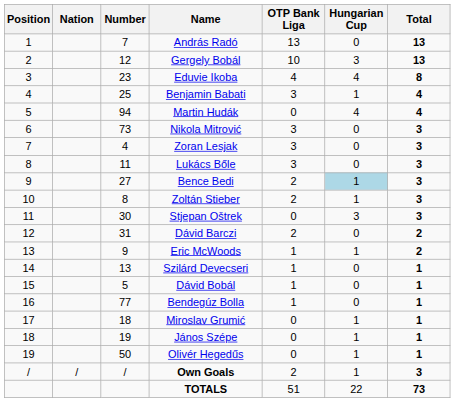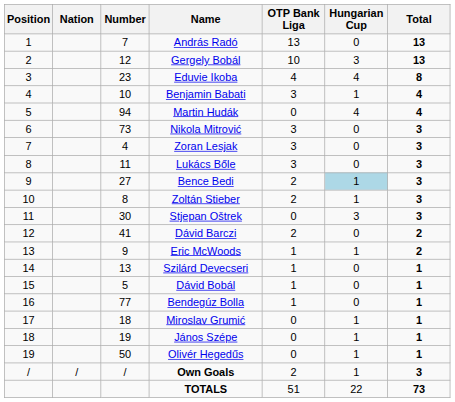(125, 95) 25 -> (125, 95) 10
(125, 233) 31 -> (125, 233) 41
